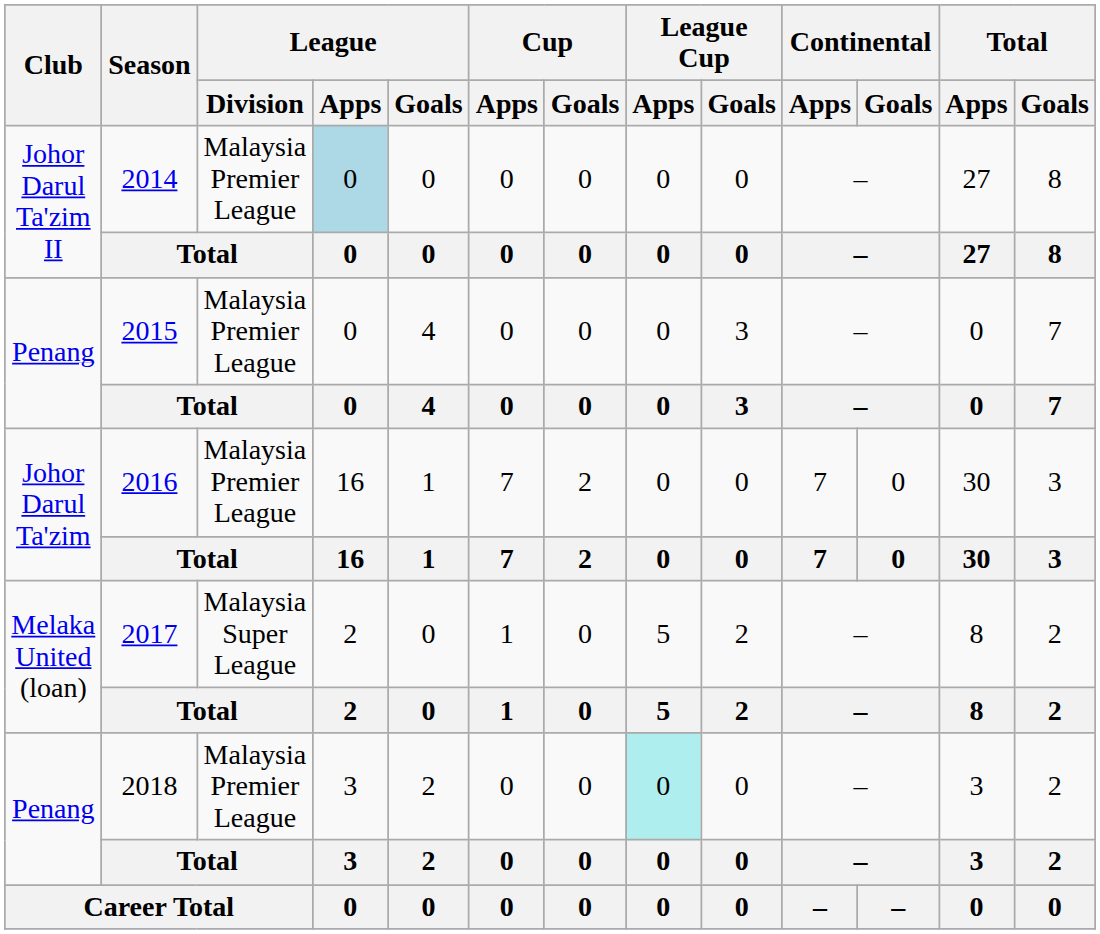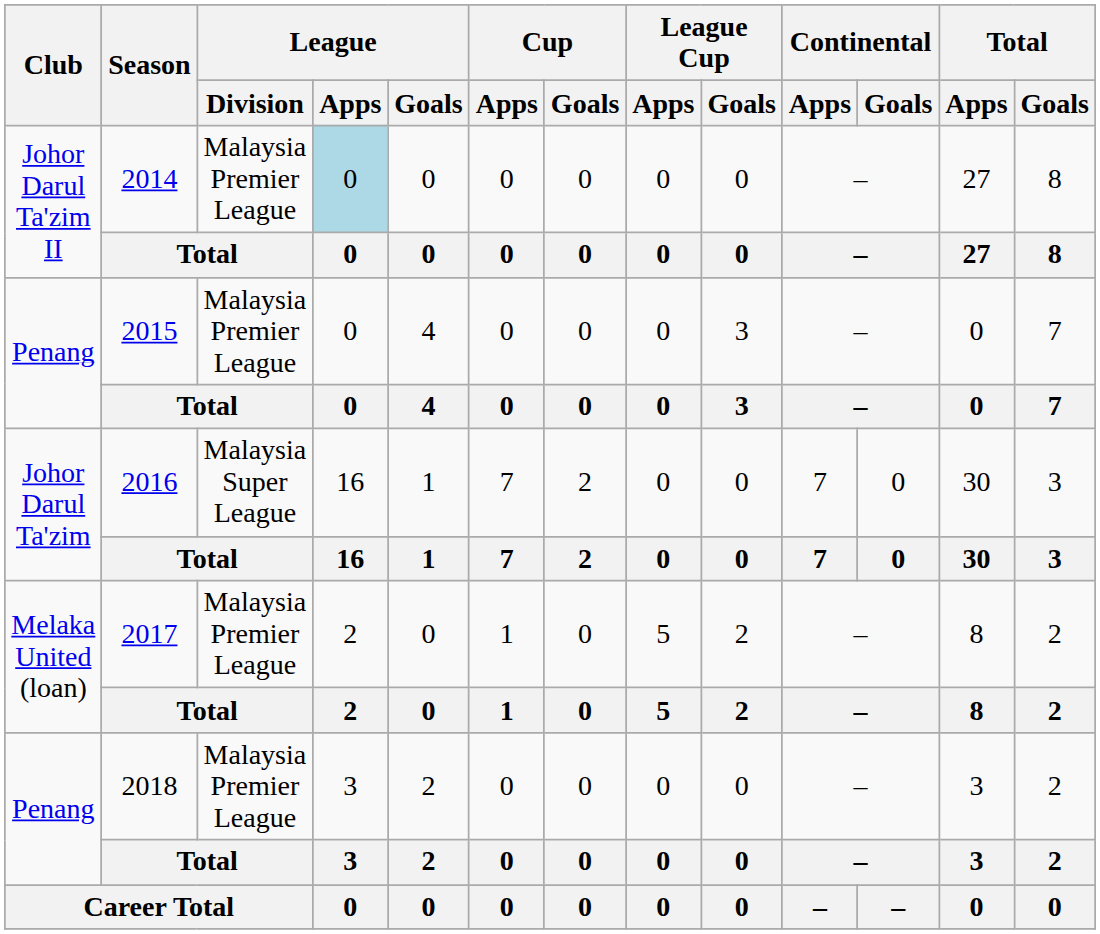(255, 482) Malaysia Premier League -> (255, 482) Malaysia Super League
(255, 633) Malaysia Super League -> (255, 633) Malaysia Premier League
(663, 785) paleturquoise background -> (663, 785) no background
